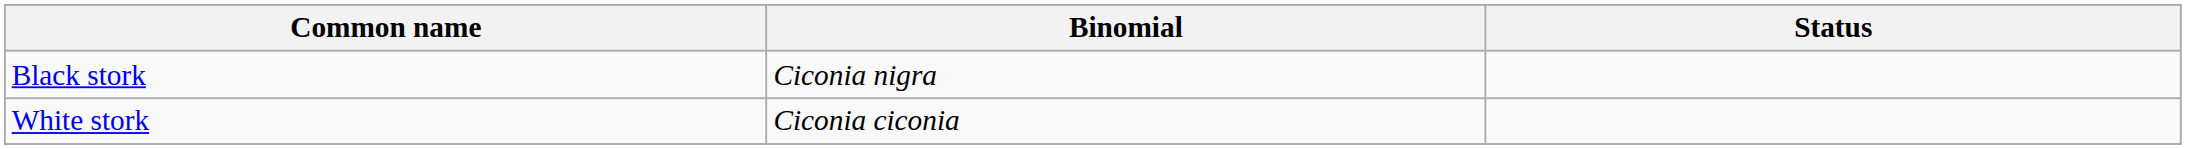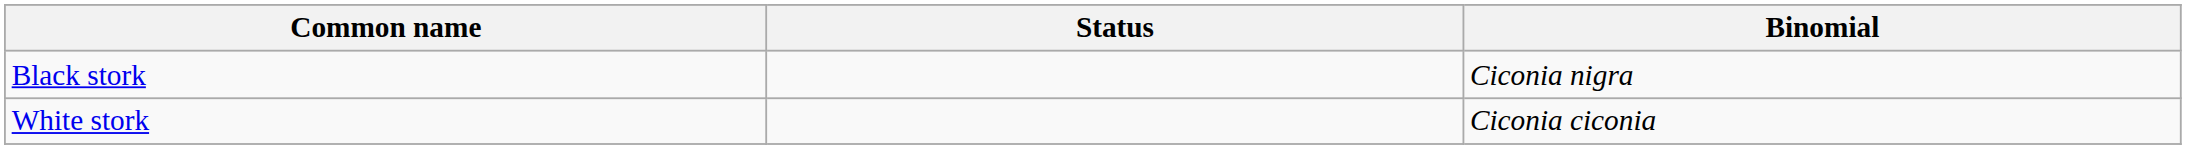columns swapped: (1126, 27) <-> (1833, 27)
